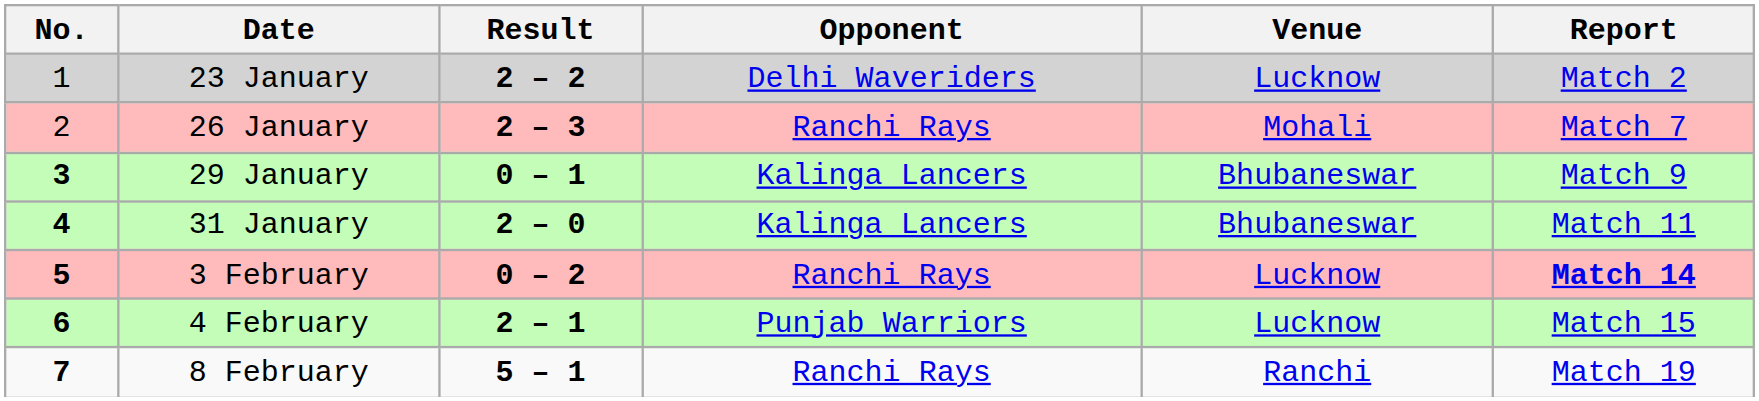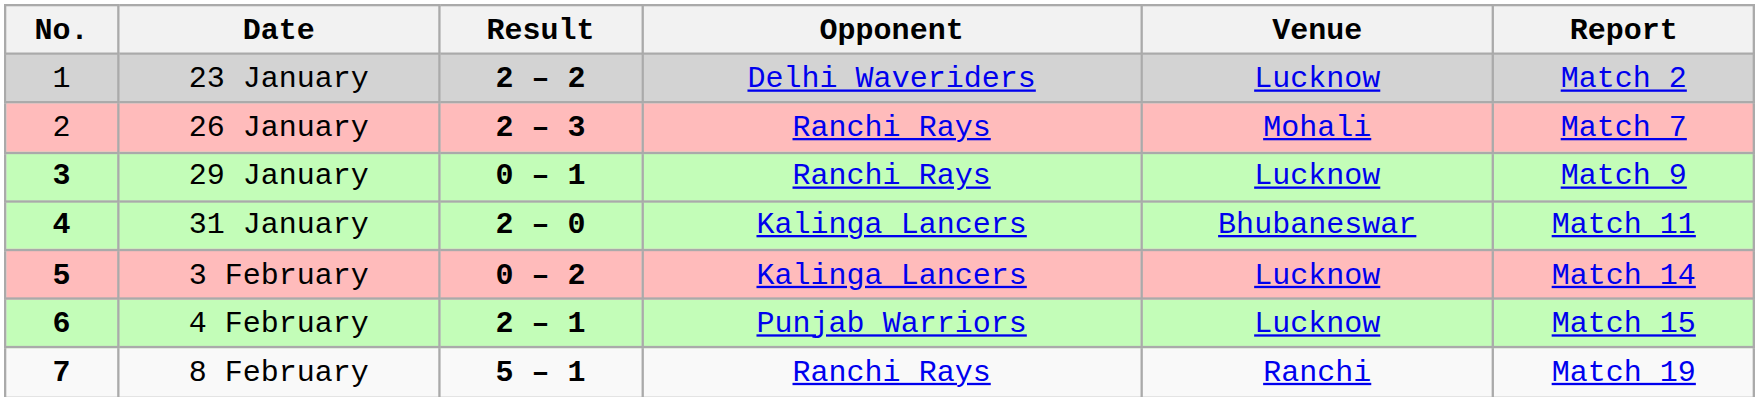(892, 176) Kalinga Lancers -> (892, 176) Ranchi Rays
(1317, 176) Bhubaneswar -> (1317, 176) Lucknow
(892, 274) Ranchi Rays -> (892, 274) Kalinga Lancers
(1624, 274) bold -> (1624, 274) normal
